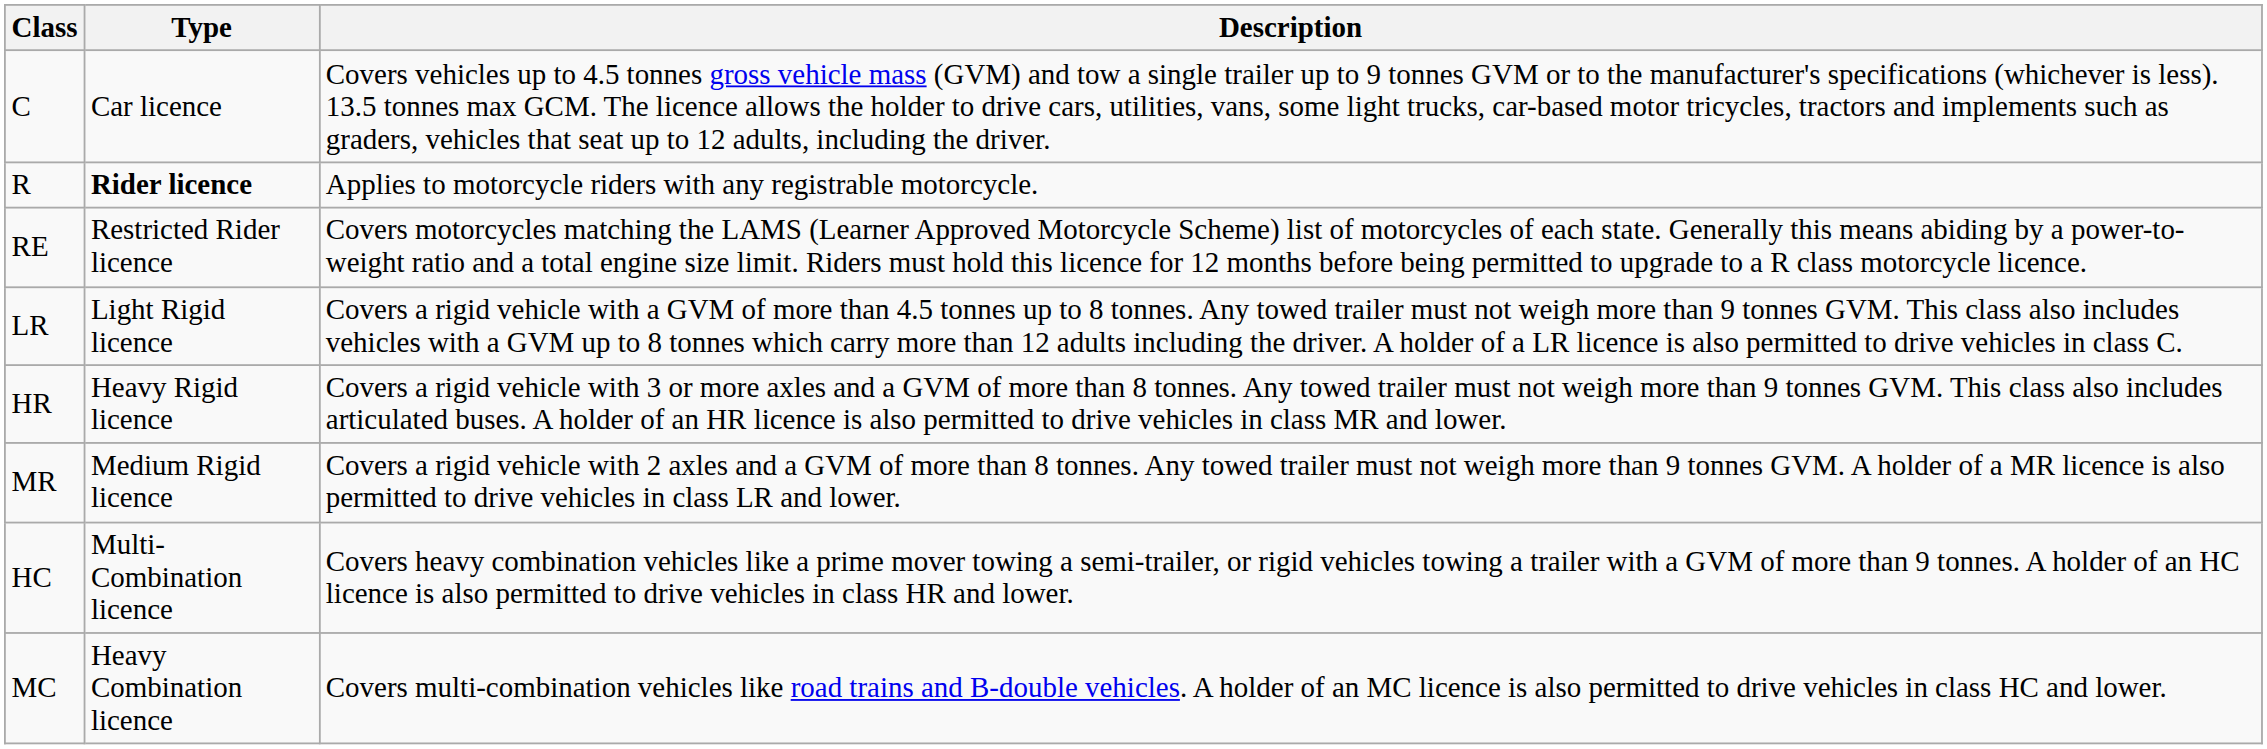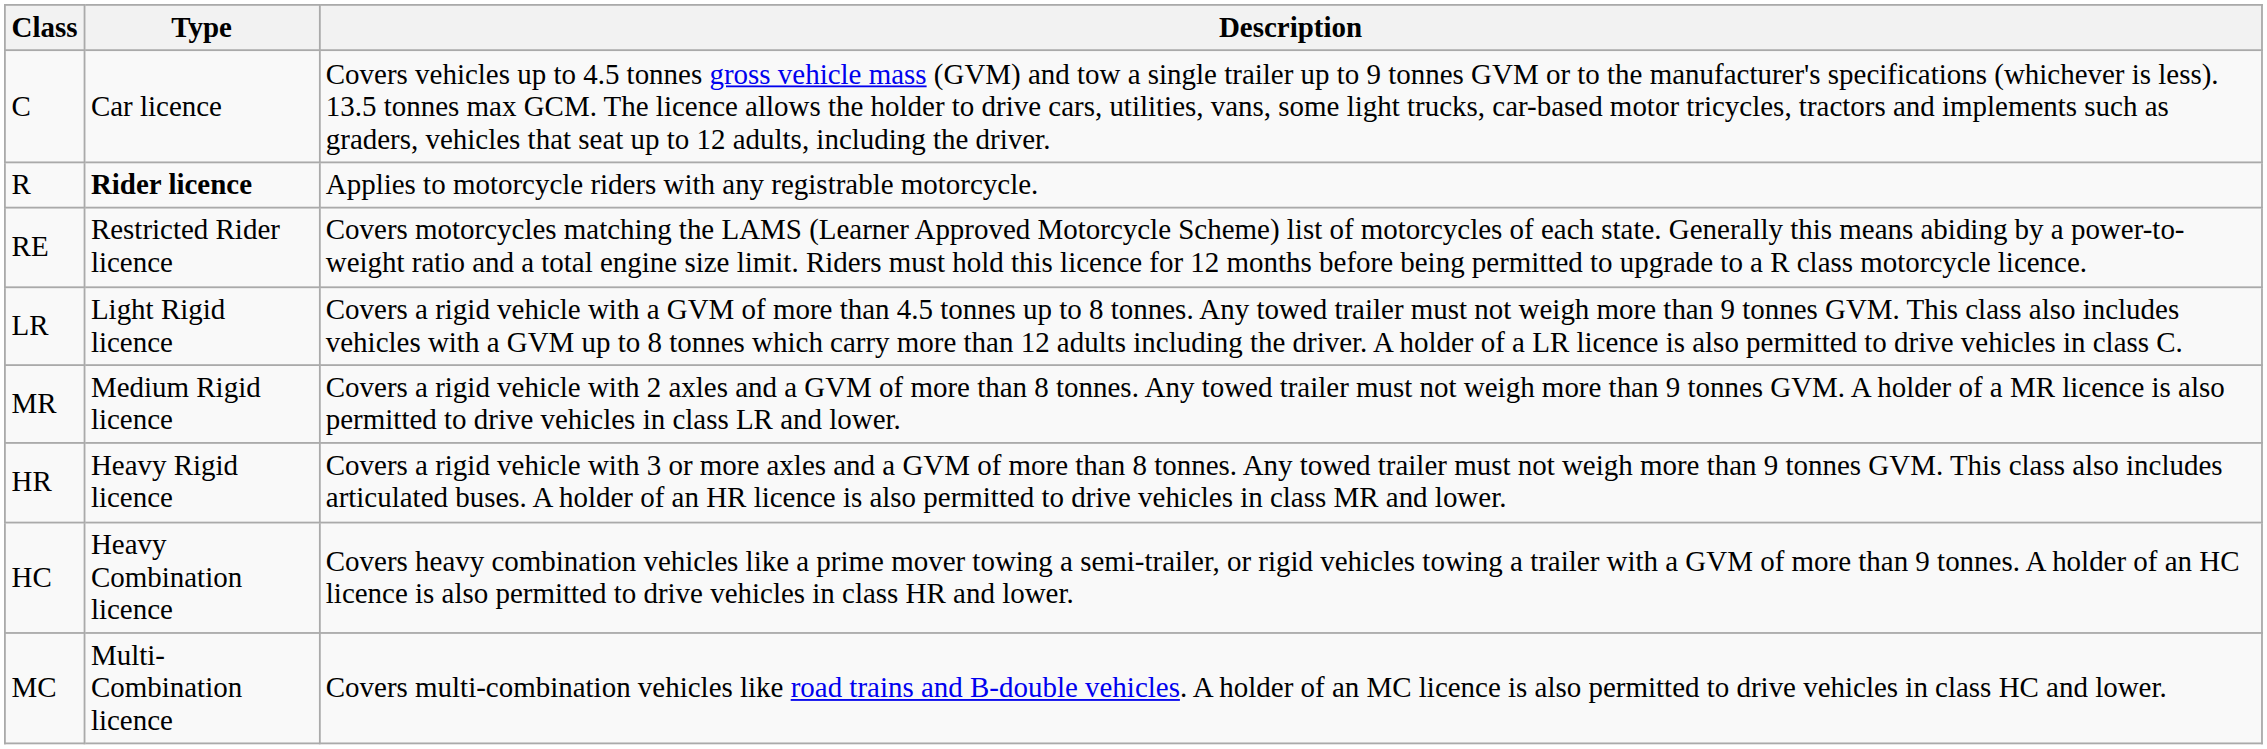rows swapped: (34, 482) <-> (32, 403)
(167, 577) Multi-Combination licence -> (167, 577) Heavy Combination licence
(167, 688) Heavy Combination licence -> (167, 688) Multi-Combination licence
